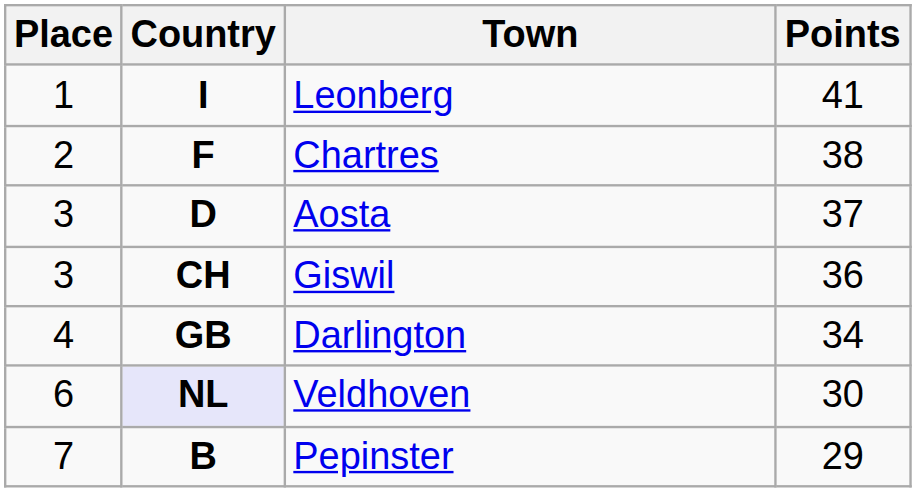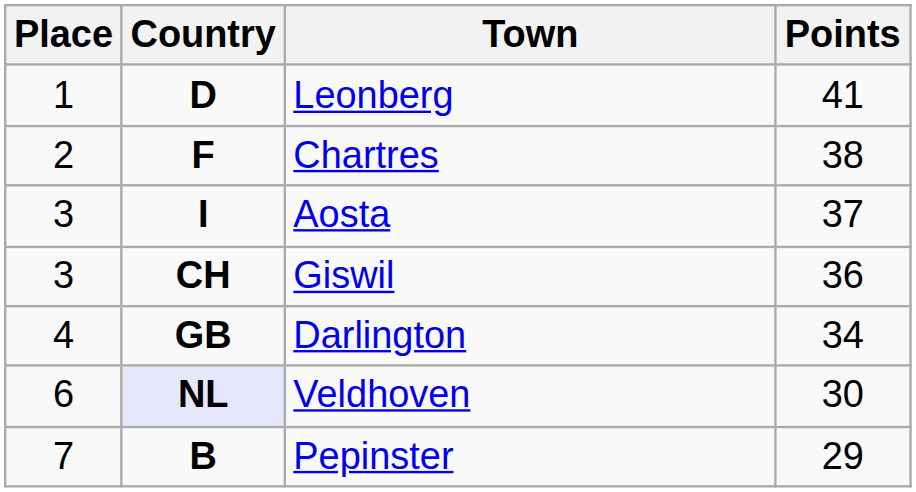(203, 94) I -> (203, 94) D
(203, 214) D -> (203, 214) I
